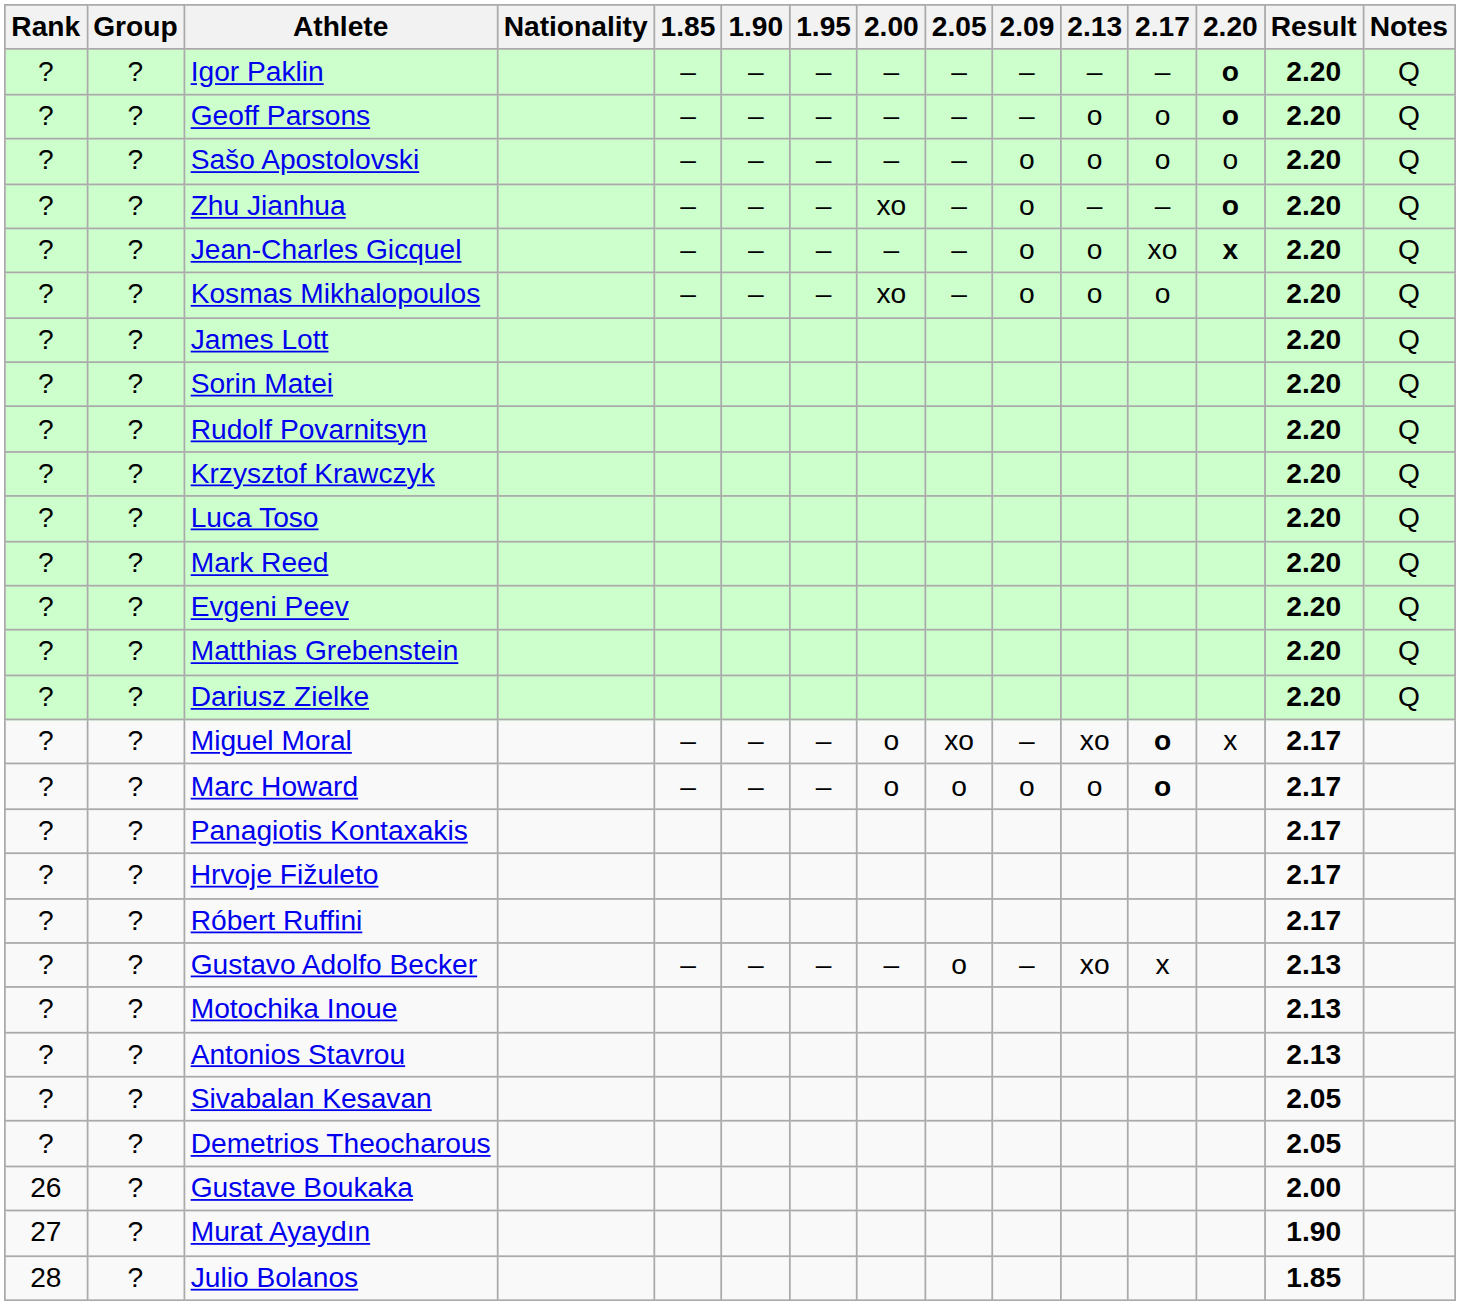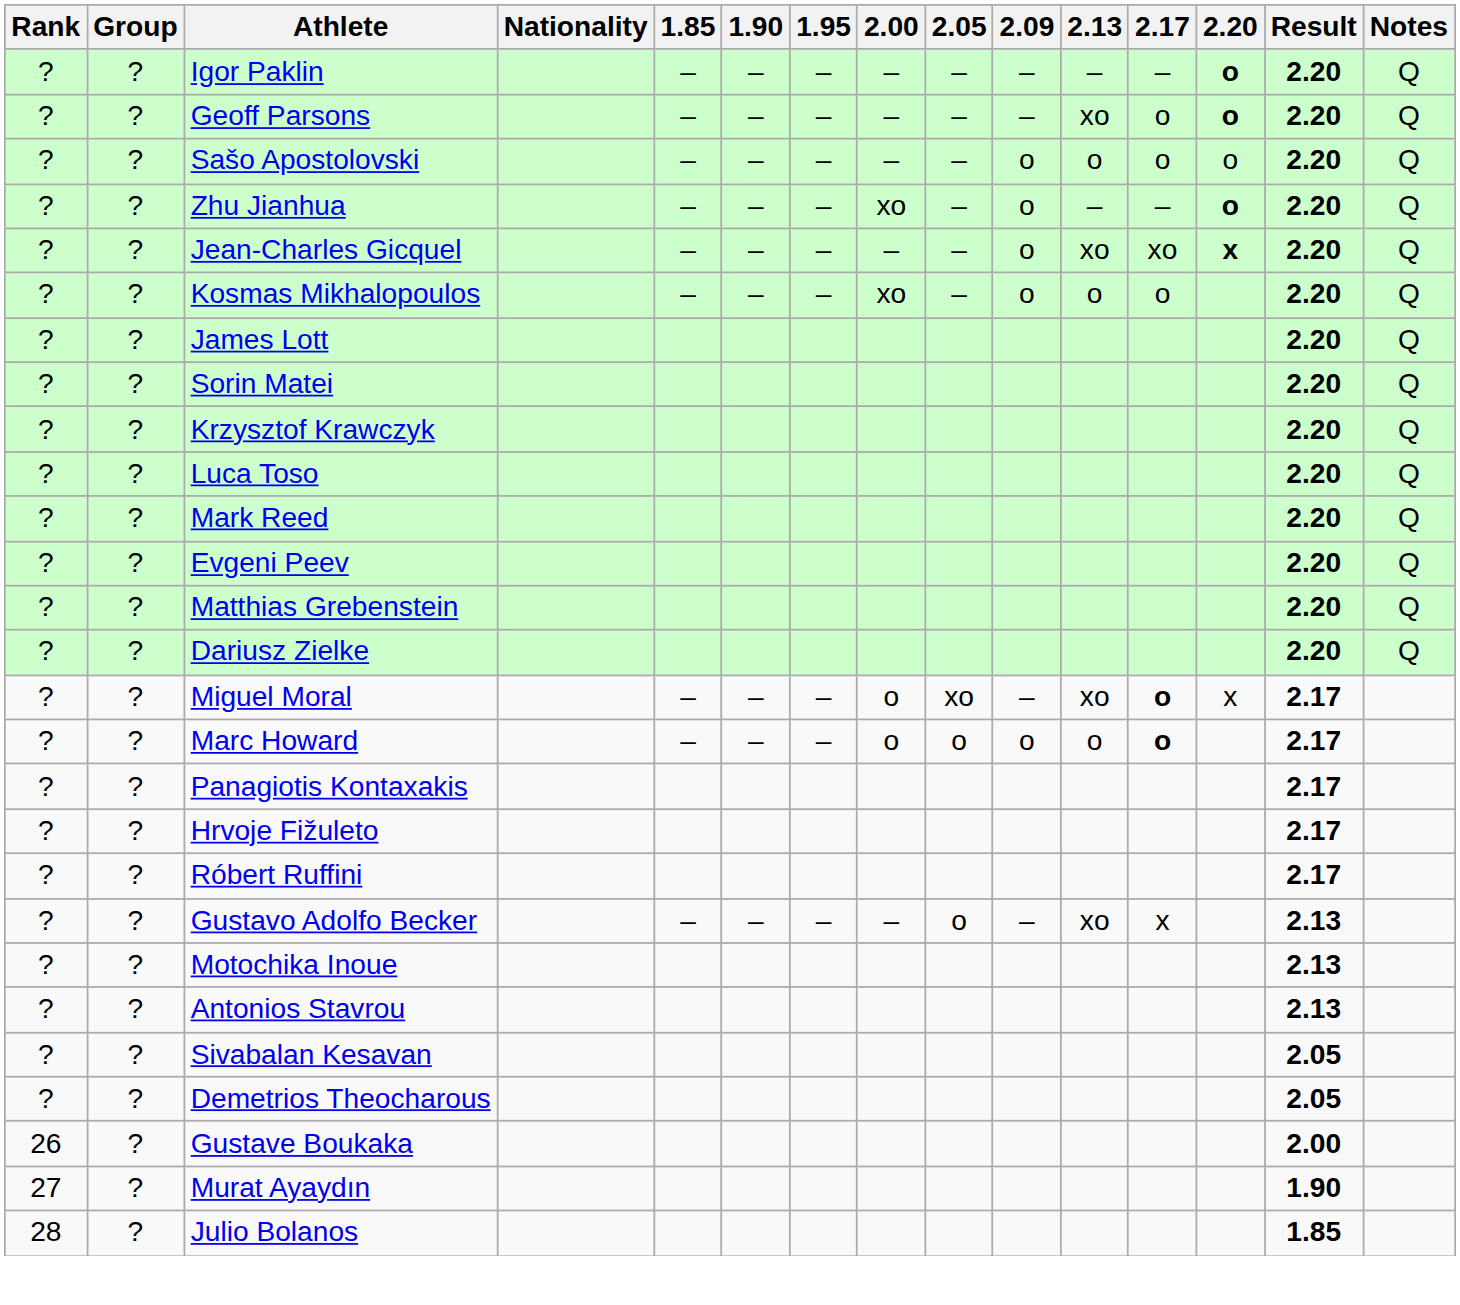(1095, 116) o -> (1095, 116) xo
(1095, 250) o -> (1095, 250) xo
- row: (309, 428)
